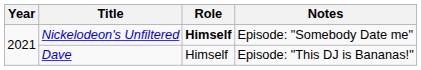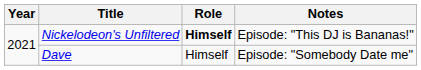(325, 34) Episode: "Somebody Date me" -> (326, 34) Episode: "This DJ is Bananas!"
(326, 55) Episode: "This DJ is Bananas!" -> (325, 55) Episode: "Somebody Date me"
